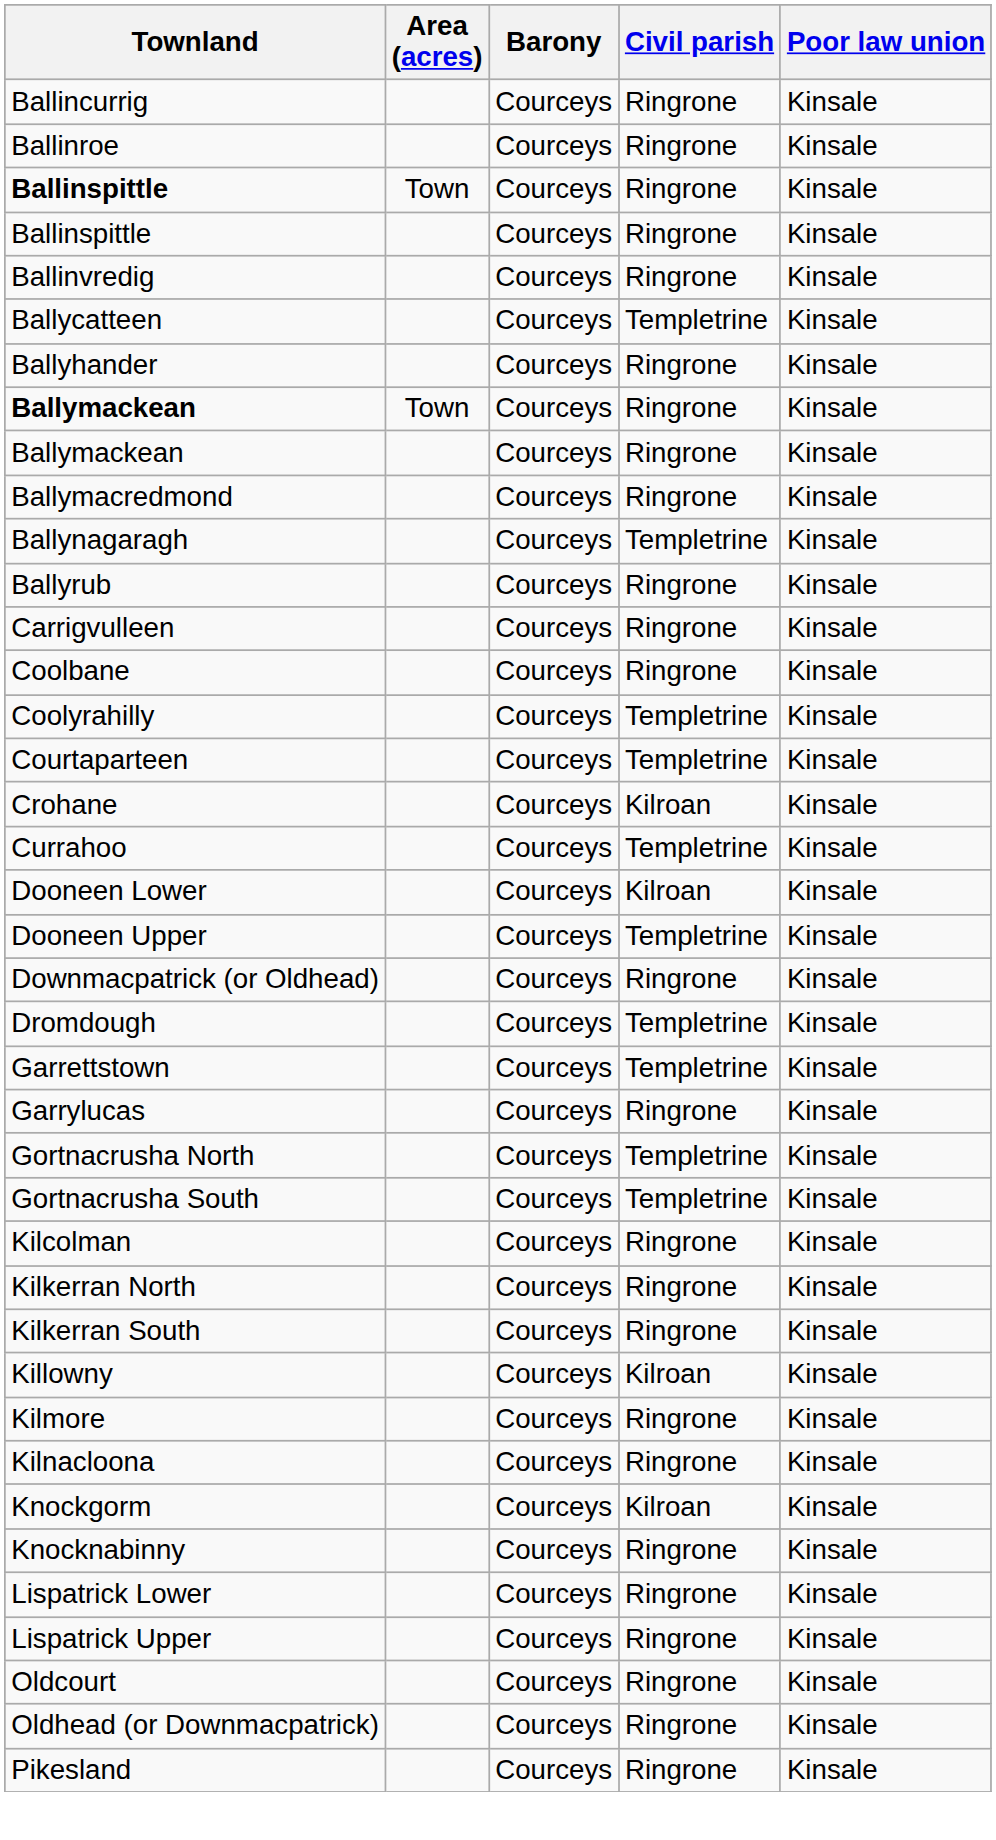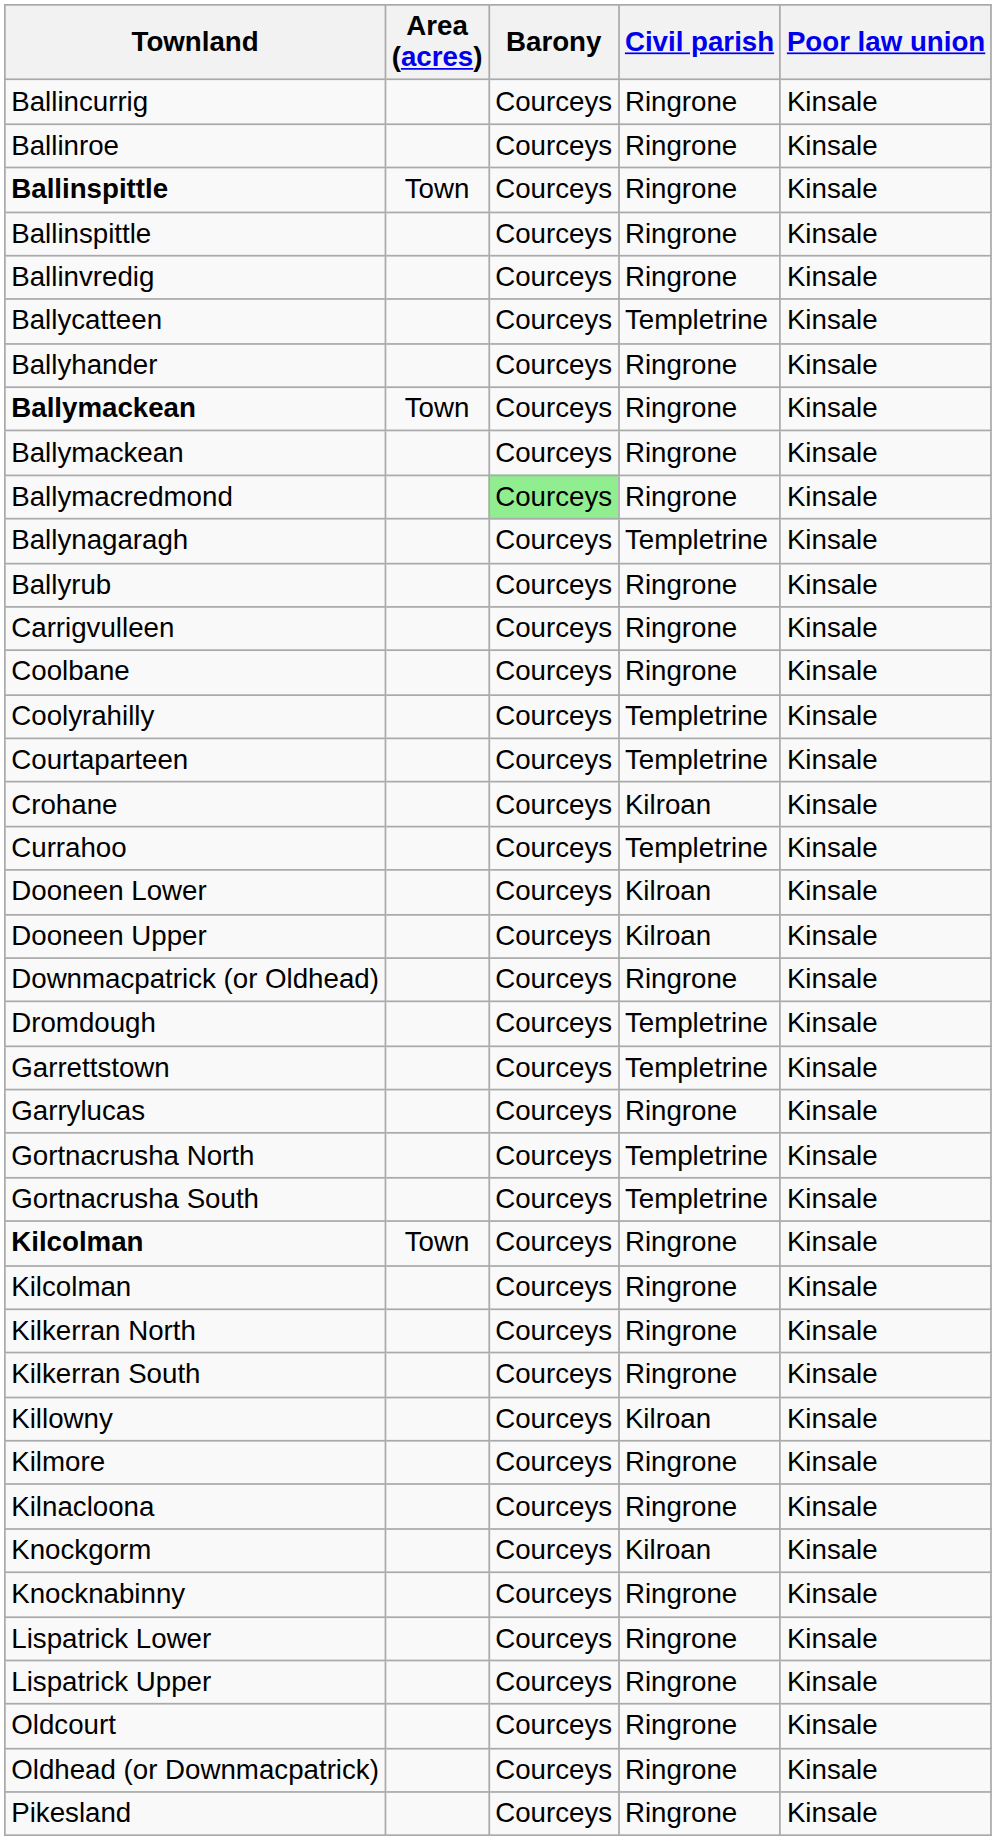(554, 496) no background -> (554, 496) lightgreen background
(696, 935) Templetrine -> (668, 935) Kilroan
+ row: (77, 1242)
